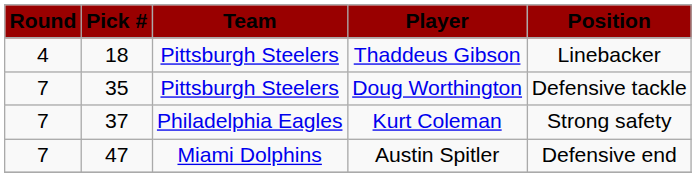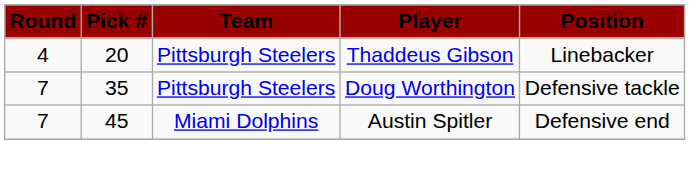(117, 54) 18 -> (117, 54) 20
- row: (437, 121)
(117, 155) 47 -> (117, 121) 45
